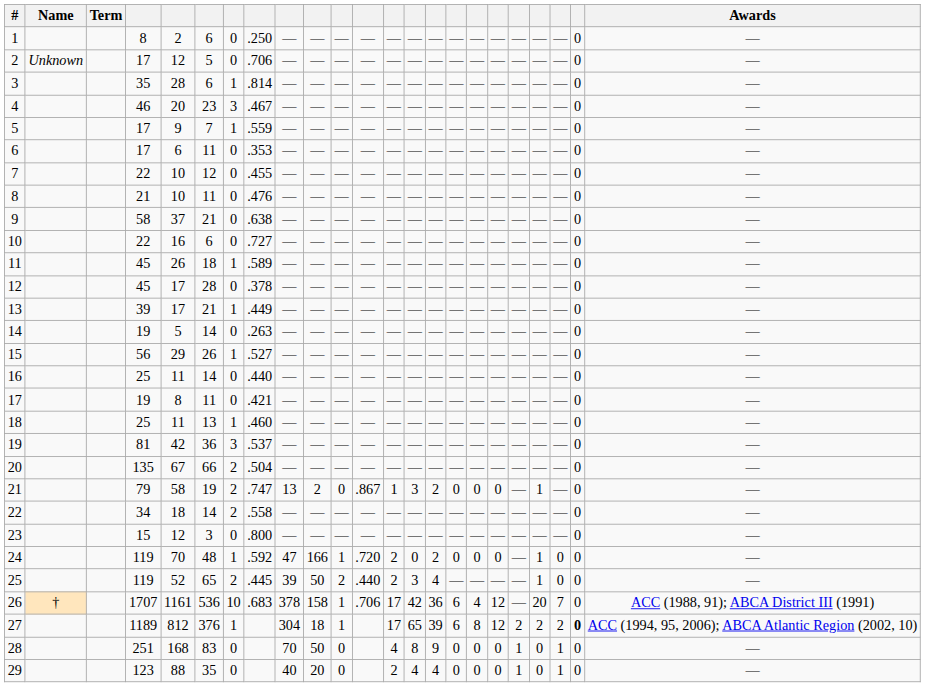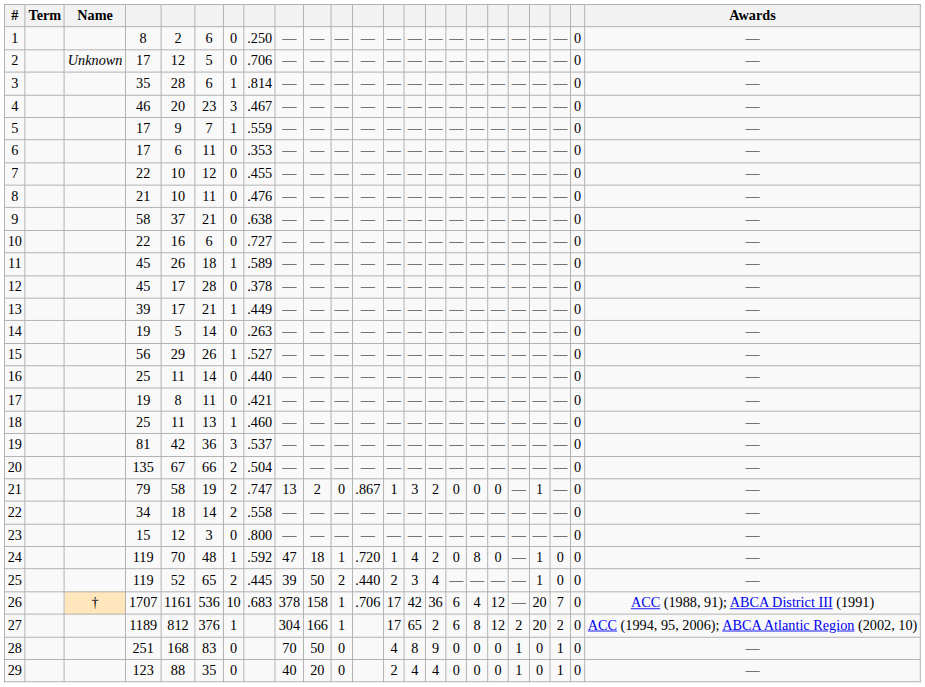columns swapped: (56, 15) <-> (106, 15)
(317, 557) 166 -> (317, 557) 18
(394, 557) 2 -> (394, 557) 1
(415, 557) 0 -> (415, 557) 4
(477, 557) 0 -> (477, 557) 8
(317, 625) 18 -> (317, 625) 166
(436, 625) 39 -> (436, 625) 2
(540, 625) 2 -> (540, 625) 20
(578, 625) bold -> (578, 625) normal
